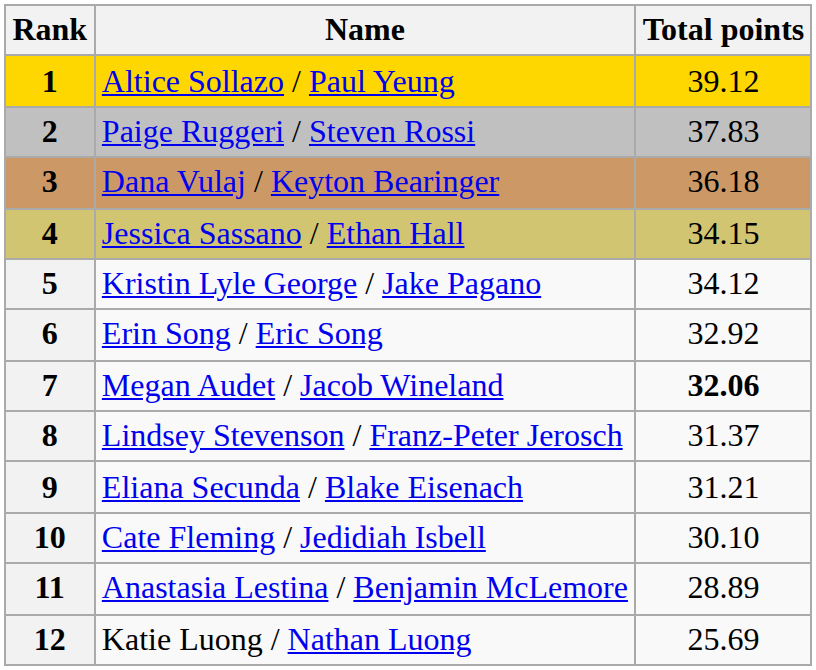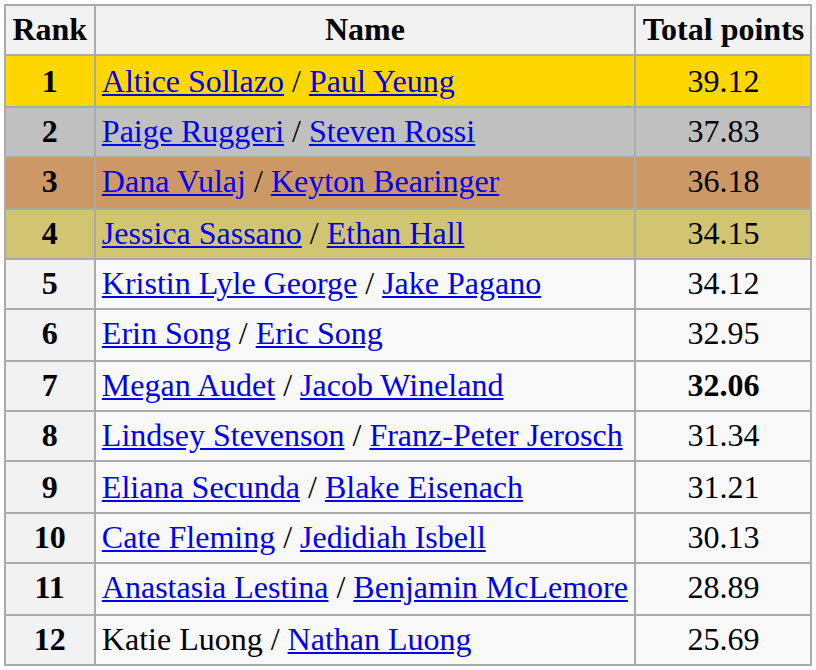(723, 334) 32.92 -> (723, 334) 32.95
(723, 435) 31.37 -> (723, 435) 31.34
(723, 537) 30.10 -> (723, 537) 30.13
